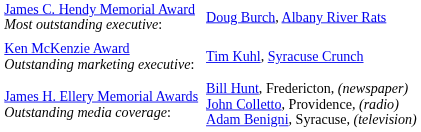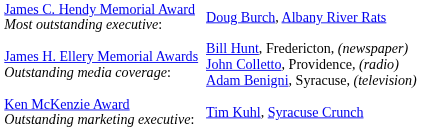rows swapped: (101, 104) <-> (99, 56)
